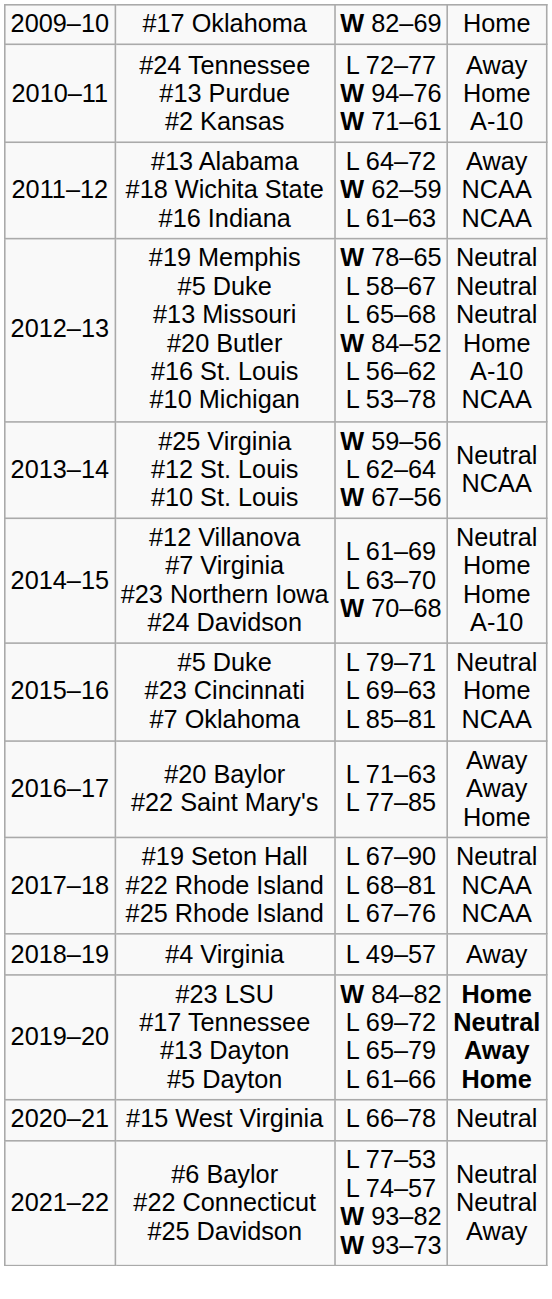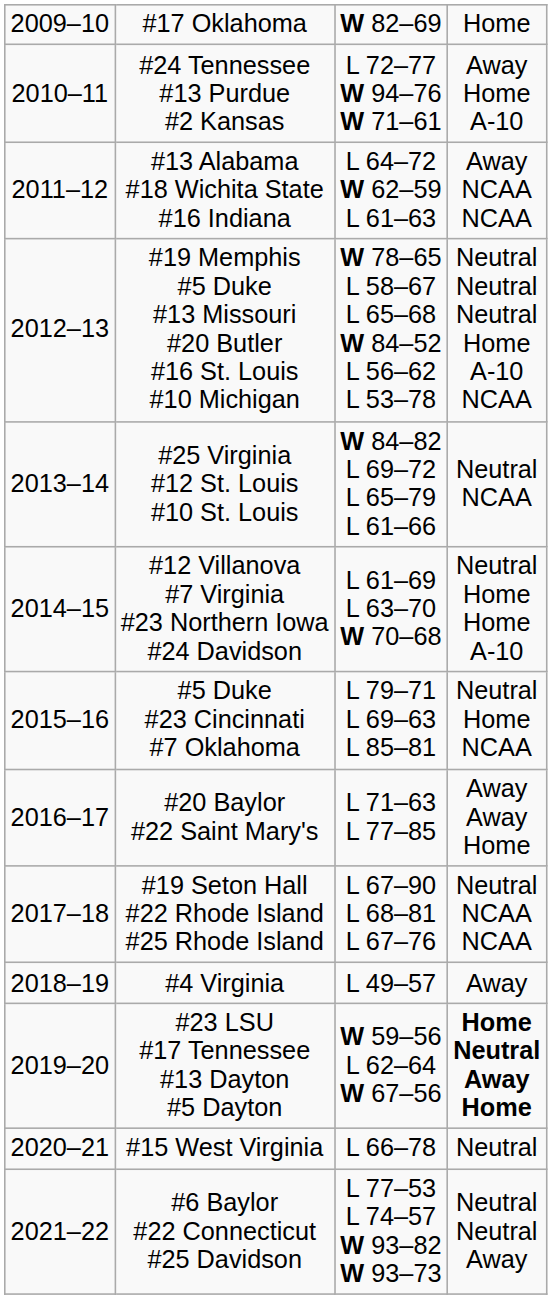(391, 469) W 59–56 L 62–64 W 67–56 -> (391, 483) W 84–82 L 69–72 L 65–79 L 61–66
(391, 1036) W 84–82 L 69–72 L 65–79 L 61–66 -> (391, 1065) W 59–56 L 62–64 W 67–56
